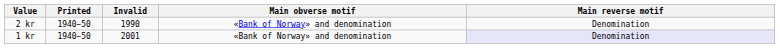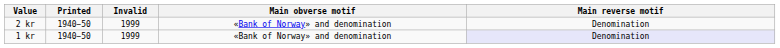(130, 24) 1990 -> (130, 24) 1999
(130, 37) 2001 -> (130, 37) 1999
